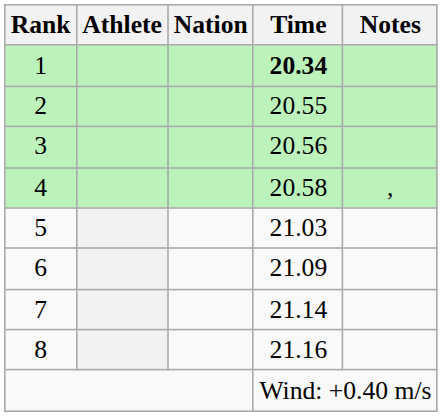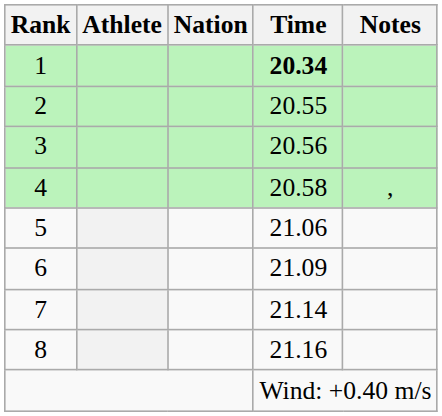(298, 227) 21.03 -> (298, 227) 21.06
